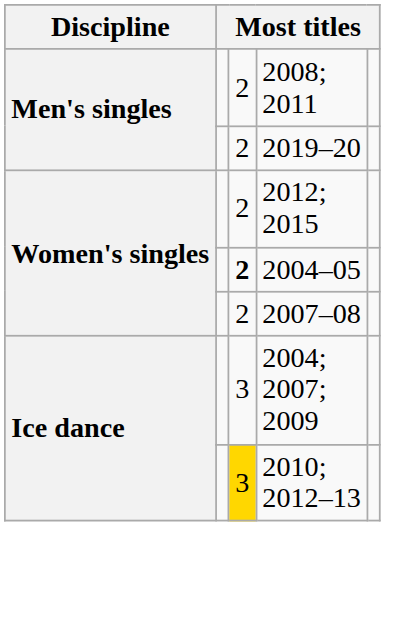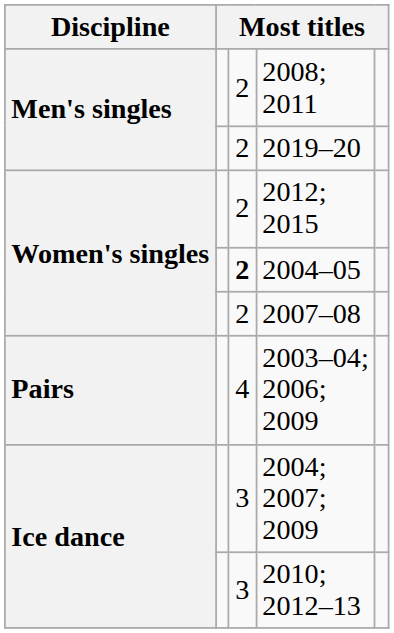+ row: (316, 389)
(242, 482) gold background -> (242, 590) no background
